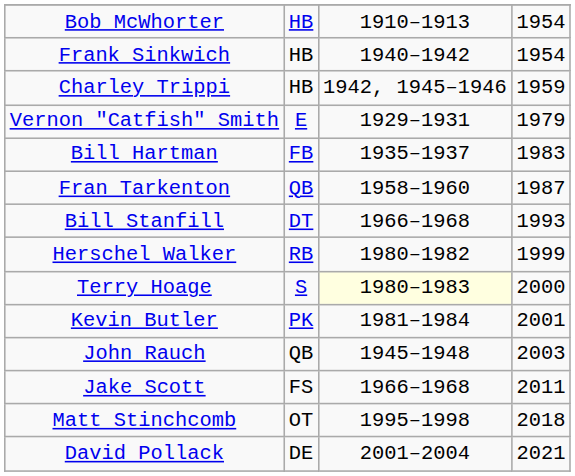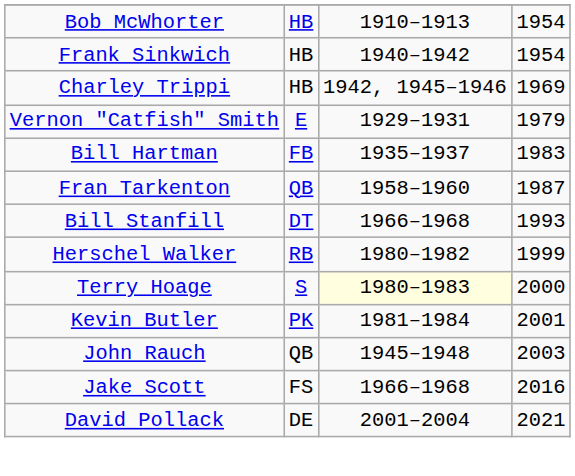(541, 88) 1959 -> (541, 88) 1969
(541, 387) 2011 -> (541, 387) 2016
- row: (144, 421)
